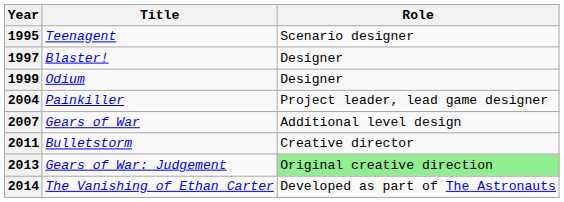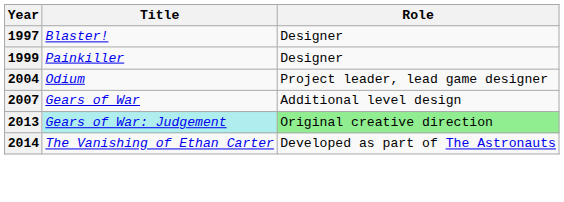- row: (23, 37)
(65, 79) Odium -> (85, 58) Painkiller
(85, 101) Painkiller -> (65, 79) Odium
- row: (23, 144)
(136, 165) no background -> (136, 122) paleturquoise background
